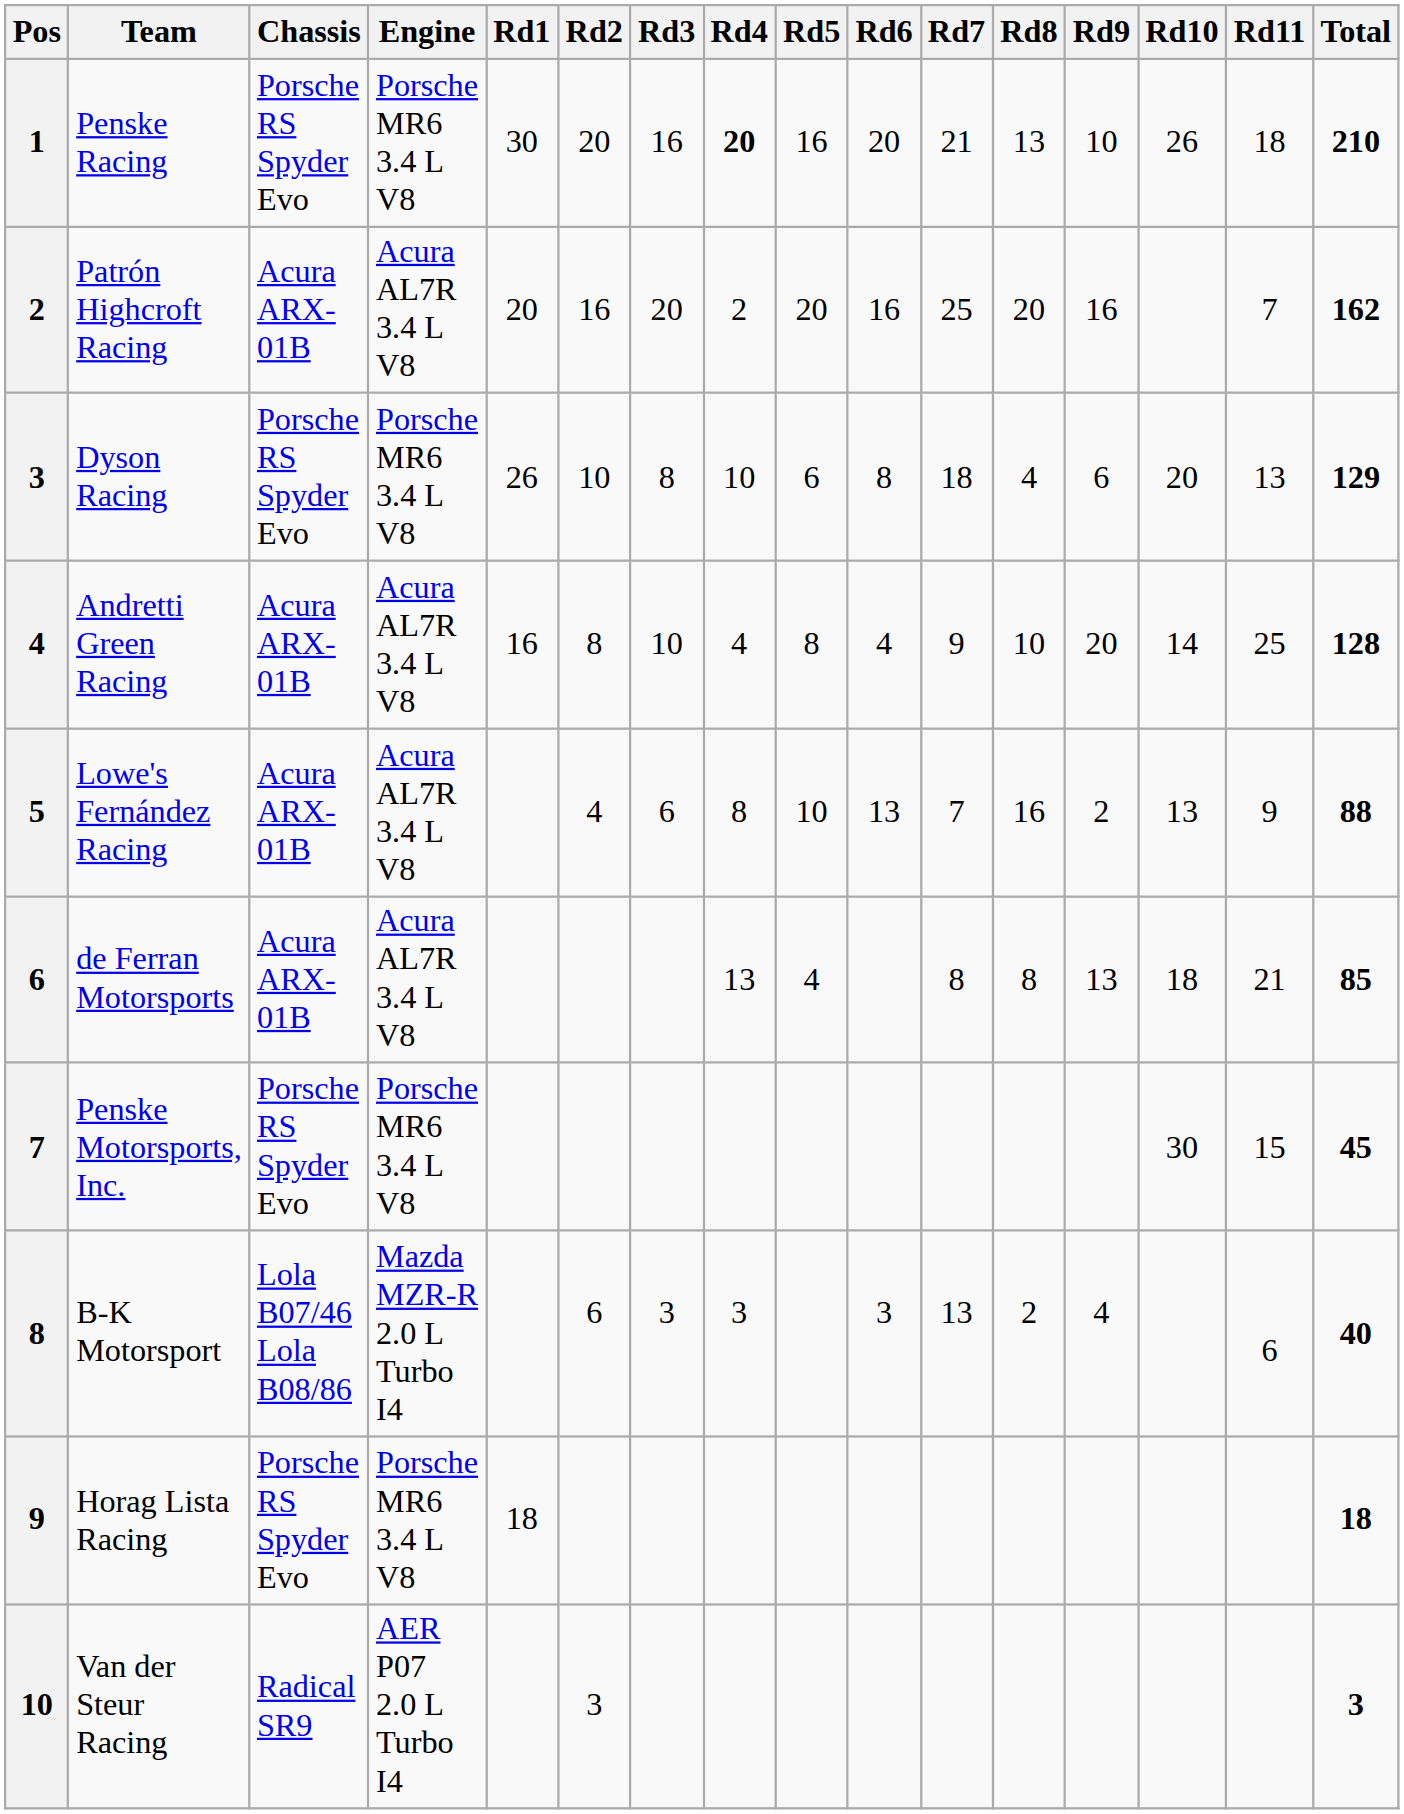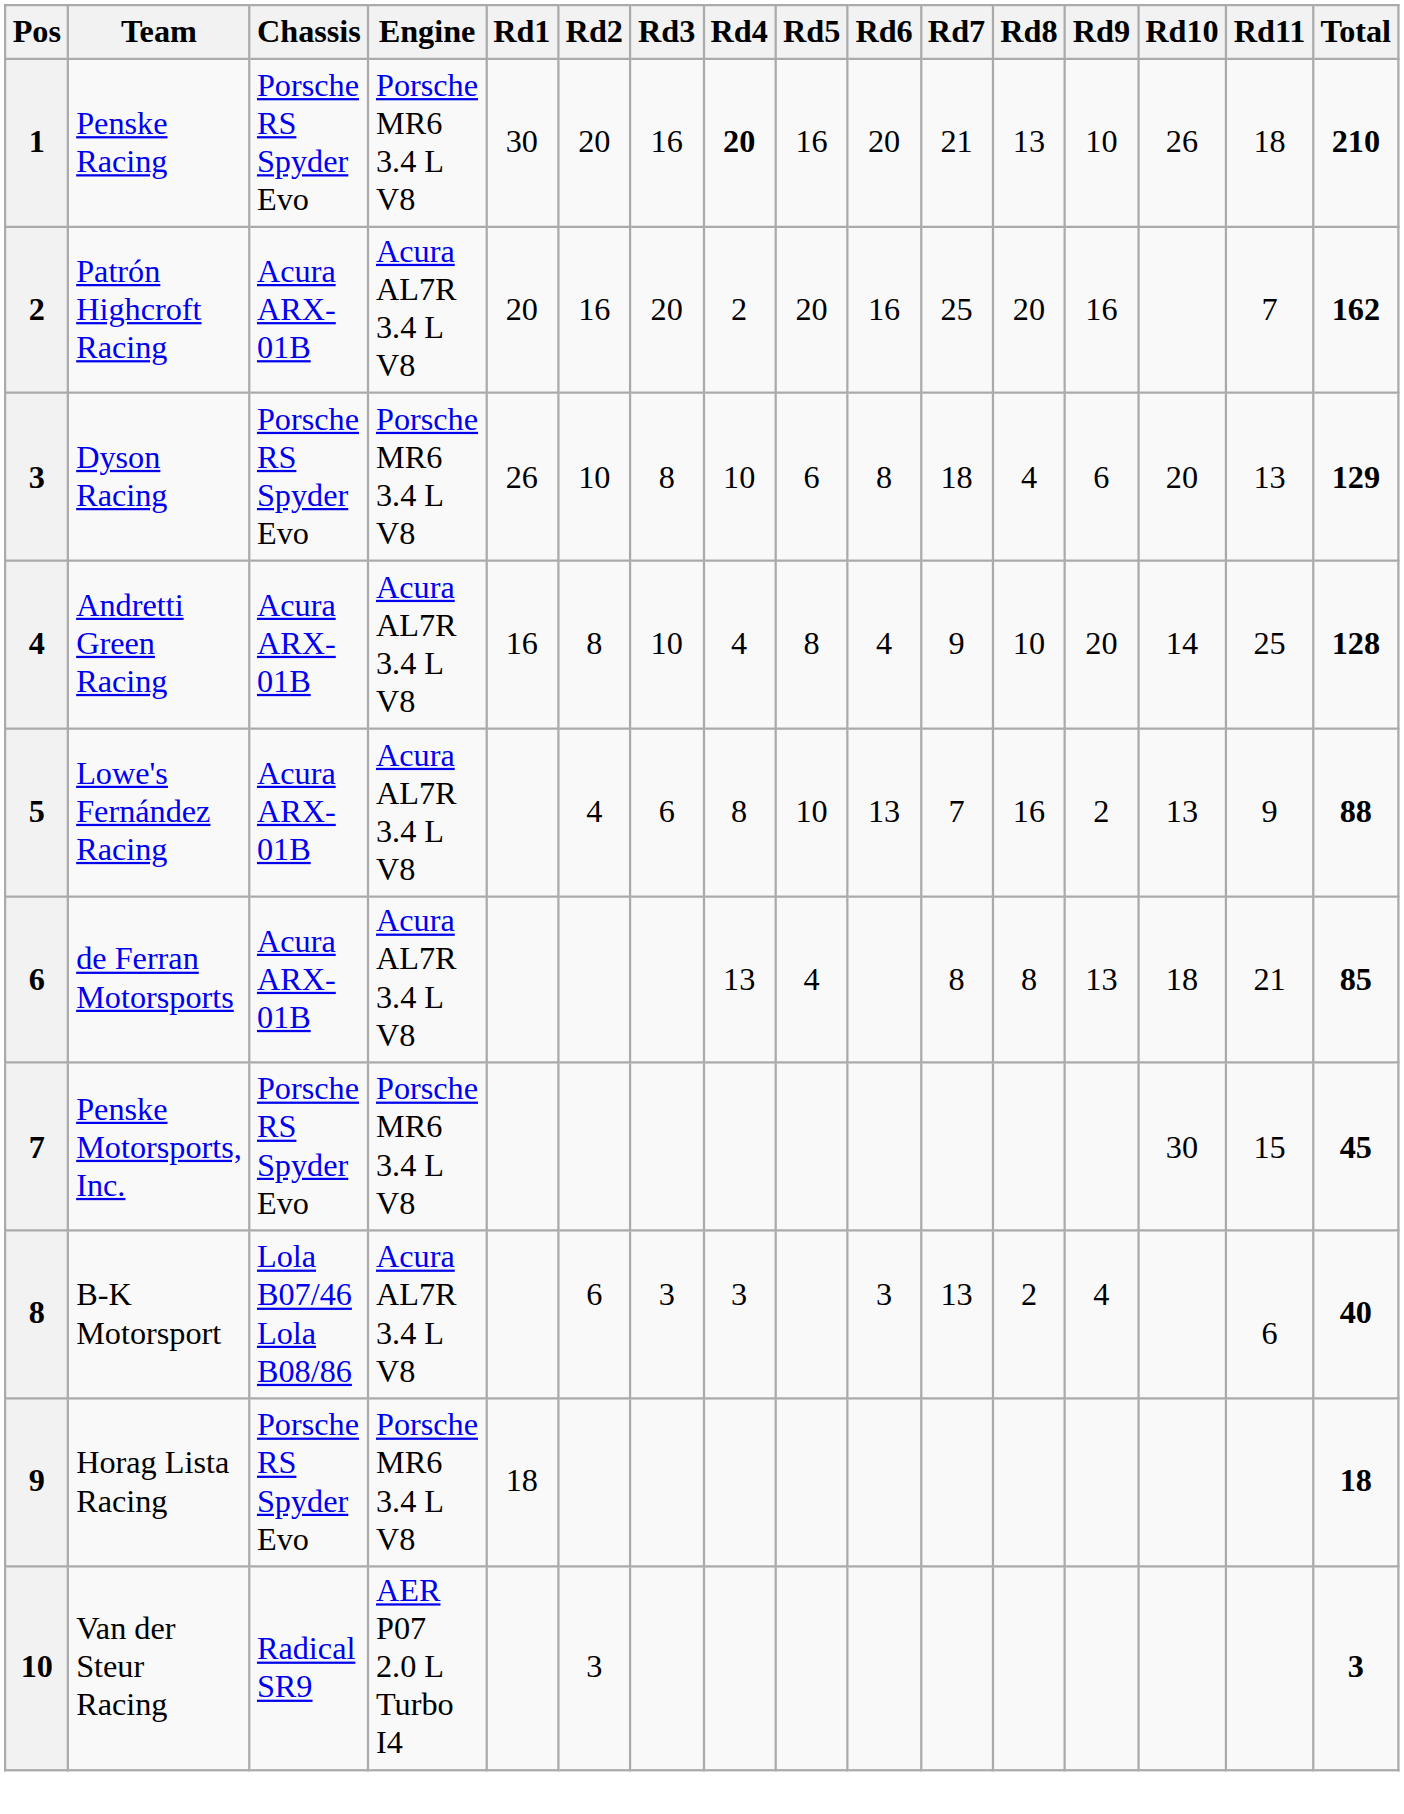(427, 1332) Mazda MZR-R 2.0 L Turbo I4 -> (416, 1313) Acura AL7R 3.4 L V8
